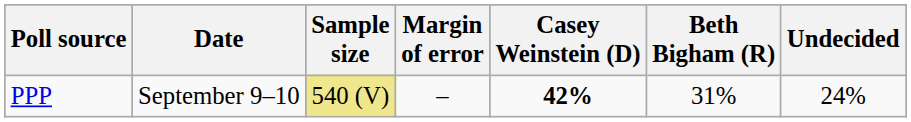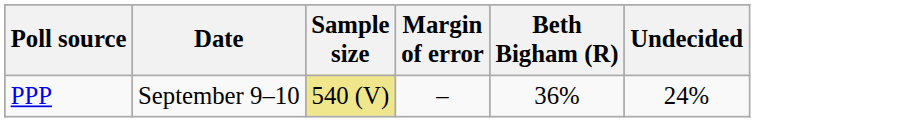- column: (568, 39)
(714, 95) 31% -> (557, 95) 36%
